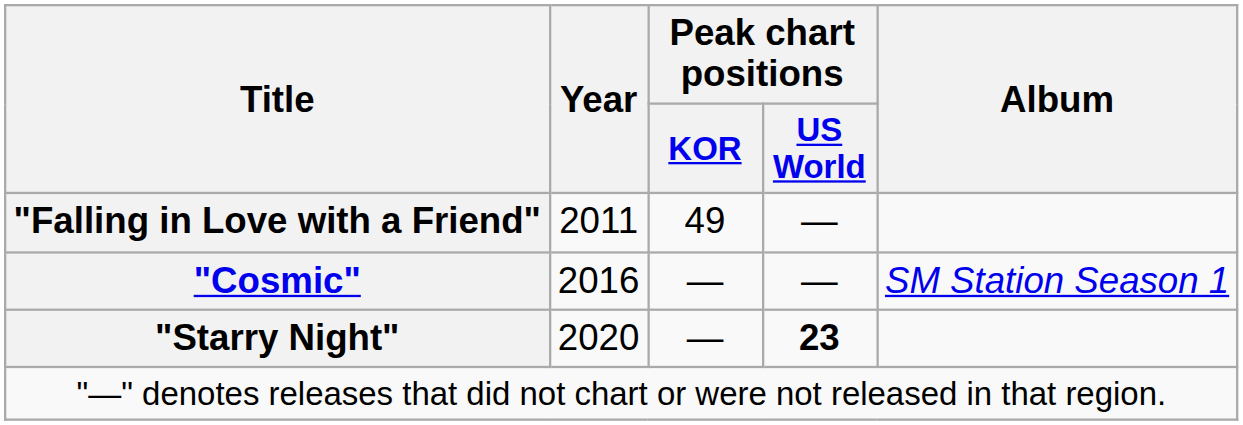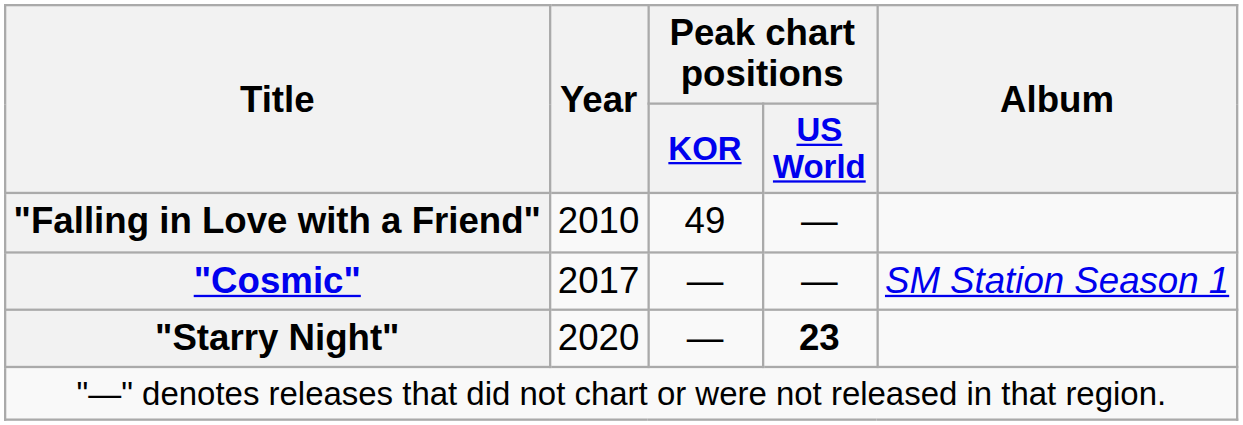(599, 221) 2011 -> (599, 221) 2010
(599, 279) 2016 -> (599, 279) 2017
